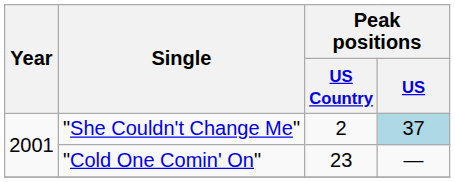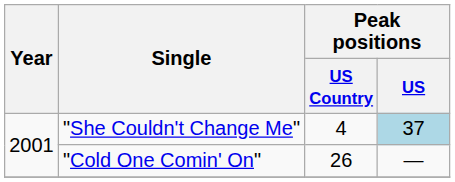(341, 128) 2 -> (341, 128) 4
(341, 160) 23 -> (341, 160) 26
